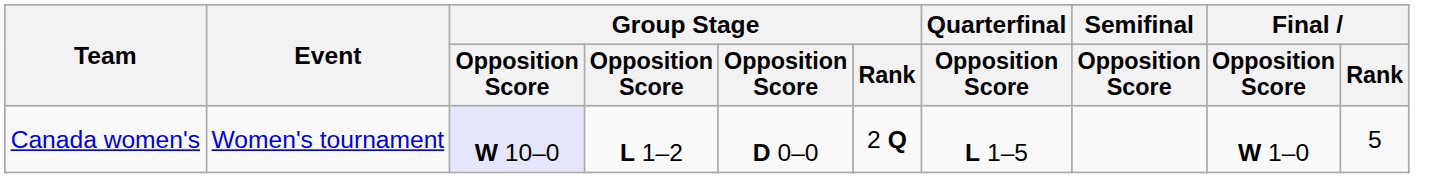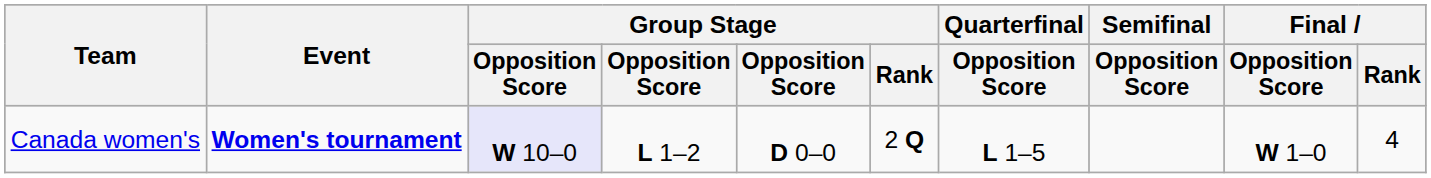(328, 140) normal -> (337, 140) bold
(1375, 140) 5 -> (1392, 140) 4
